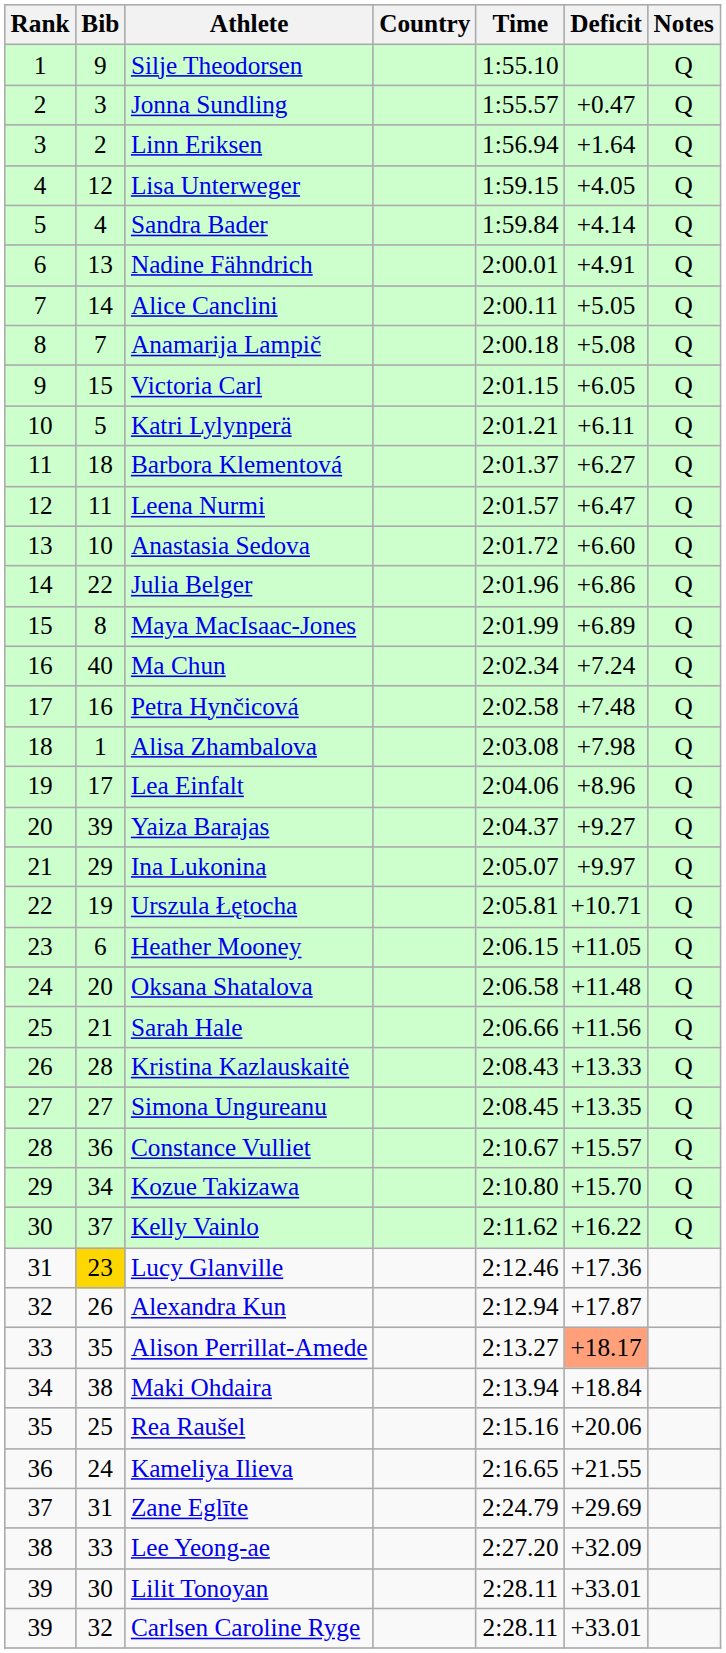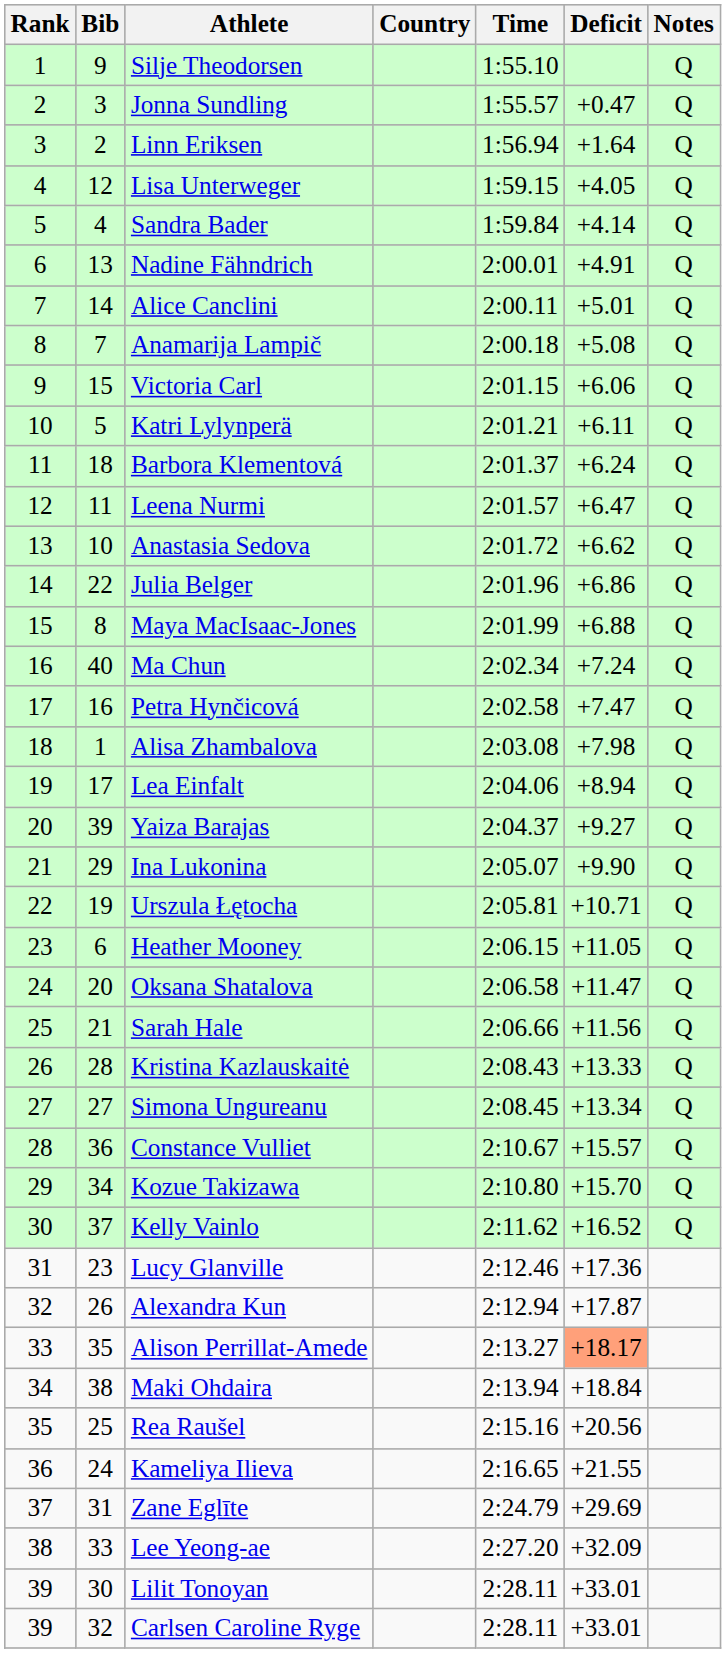(606, 305) +5.05 -> (606, 305) +5.01
(606, 385) +6.05 -> (606, 385) +6.06
(606, 465) +6.27 -> (606, 465) +6.24
(606, 545) +6.60 -> (606, 545) +6.62
(606, 625) +6.89 -> (606, 625) +6.88
(606, 706) +7.48 -> (606, 706) +7.47
(606, 786) +8.96 -> (606, 786) +8.94
(606, 866) +9.97 -> (606, 866) +9.90
(606, 986) +11.48 -> (606, 986) +11.47
(606, 1107) +13.35 -> (606, 1107) +13.34
(606, 1227) +16.22 -> (606, 1227) +16.52
(100, 1267) gold background -> (100, 1267) no background
(606, 1427) +20.06 -> (606, 1427) +20.56
